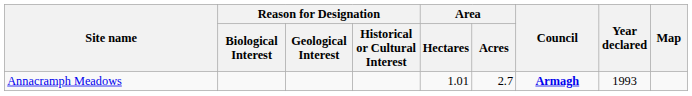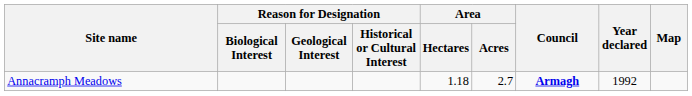(458, 81) 1.01 -> (458, 81) 1.18
(625, 81) 1993 -> (625, 81) 1992
